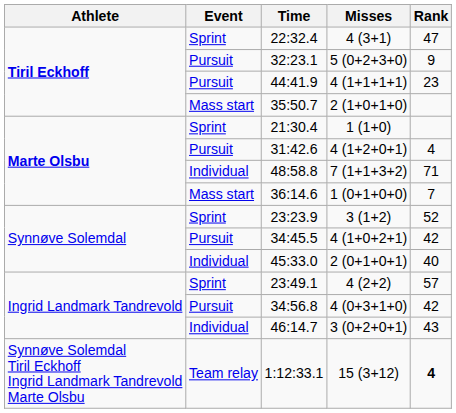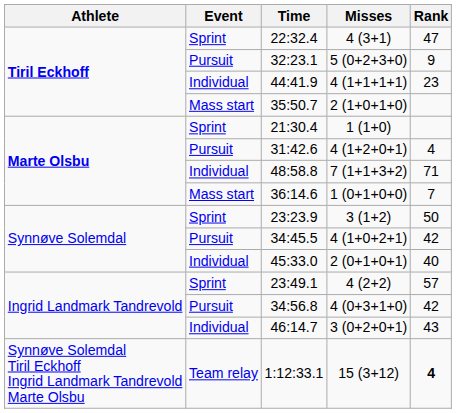(211, 83) Pursuit -> (219, 83) Individual
(431, 217) 52 -> (431, 217) 50
